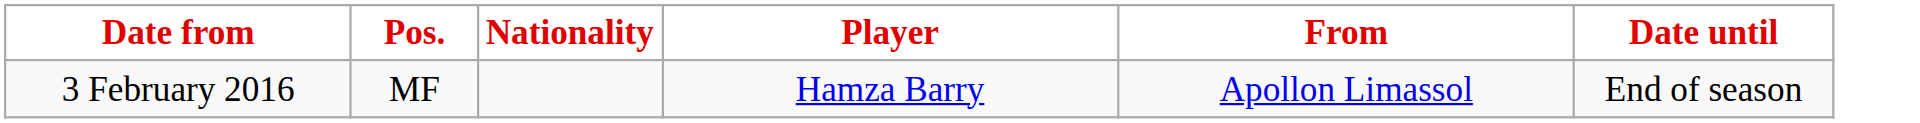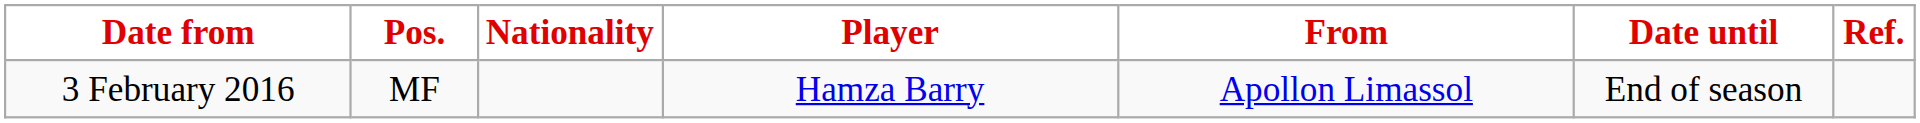+ column: (1874, 32)
